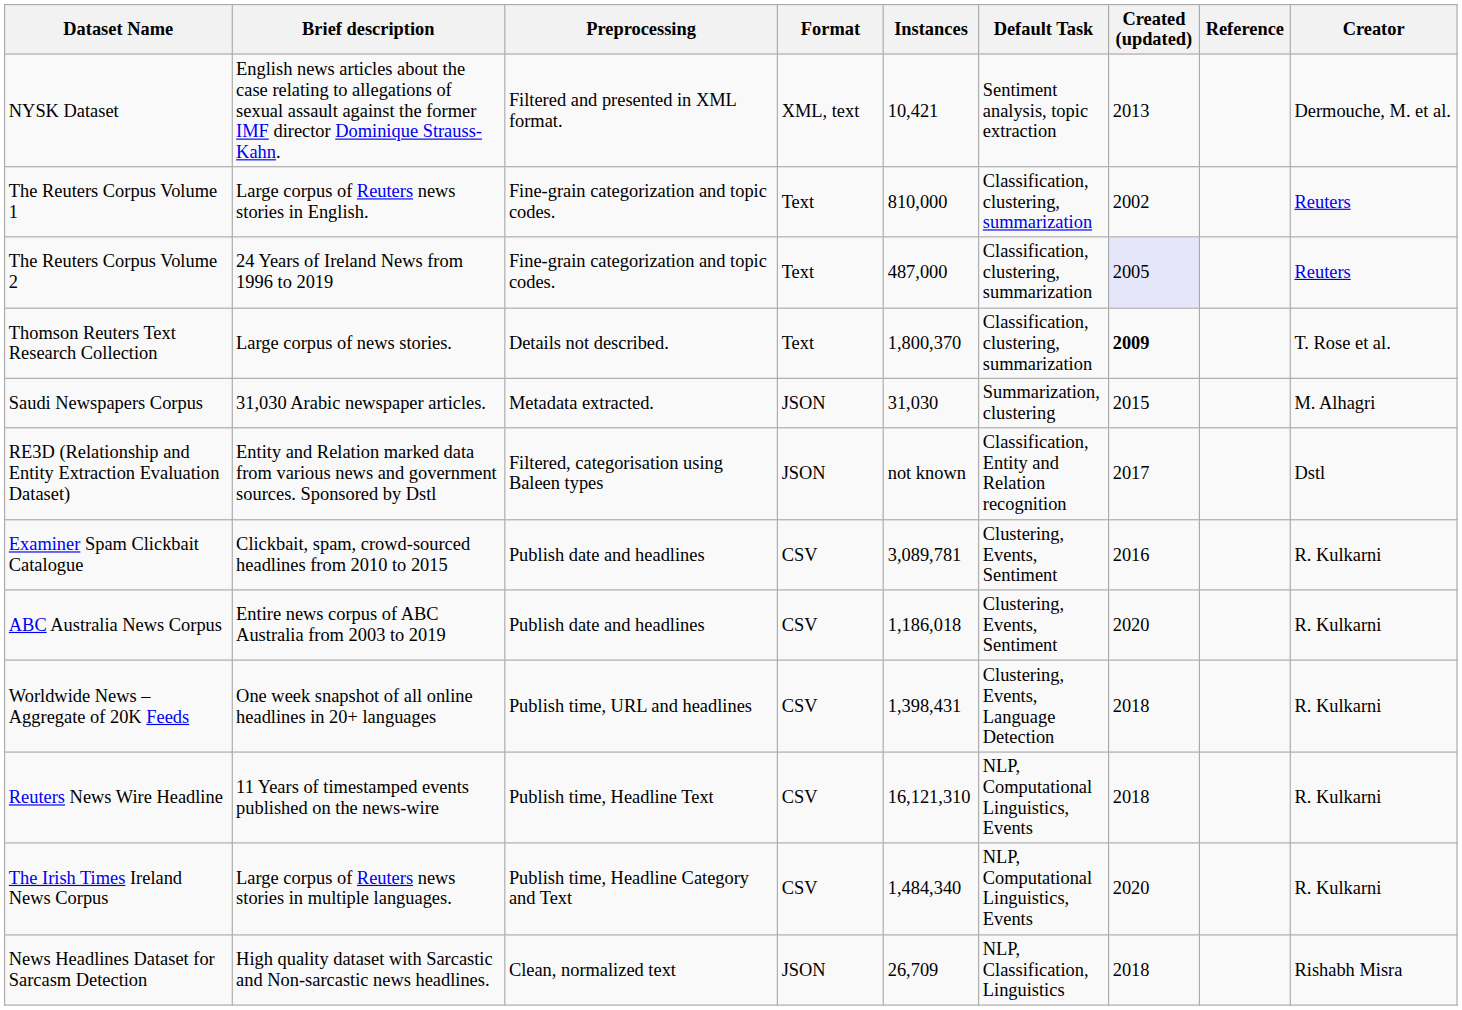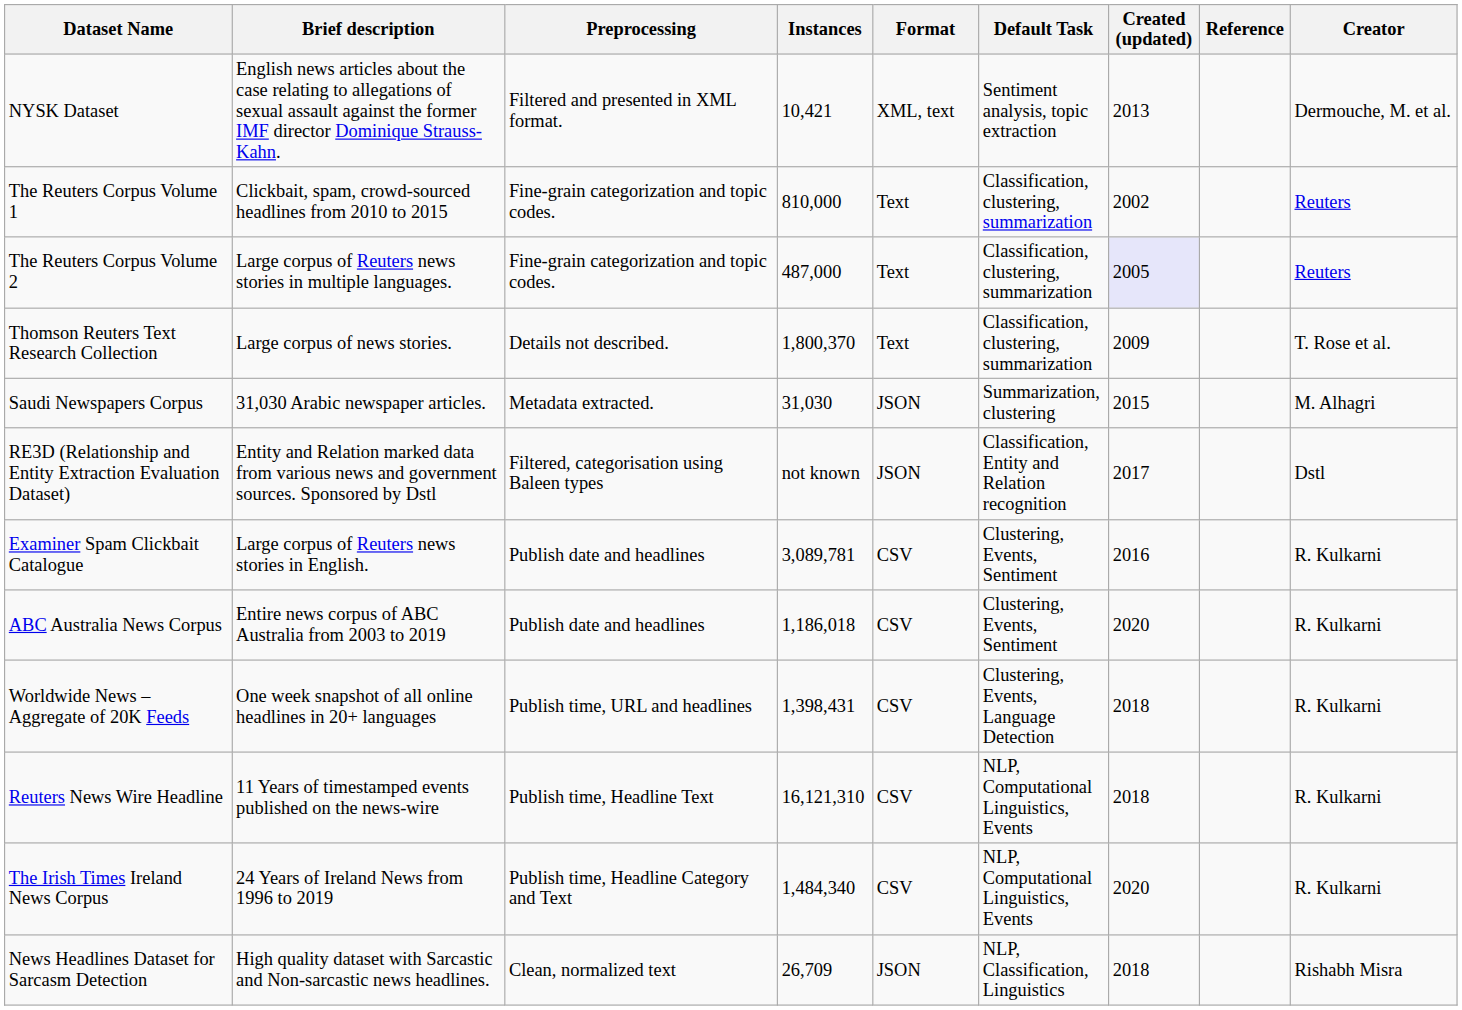columns swapped: (931, 29) <-> (830, 29)
(346, 201) Large corpus of Reuters news stories in English. -> (353, 201) Clickbait, spam, crowd-sourced headlines from 2010 to 2015
(350, 272) 24 Years of Ireland News from 1996 to 2019 -> (346, 272) Large corpus of Reuters news stories in multiple languages.
(1131, 342) bold -> (1131, 342) normal
(353, 554) Clickbait, spam, crowd-sourced headlines from 2010 to 2015 -> (346, 554) Large corpus of Reuters news stories in English.
(346, 888) Large corpus of Reuters news stories in multiple languages. -> (350, 888) 24 Years of Ireland News from 1996 to 2019
